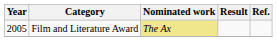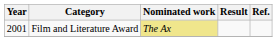(17, 28) 2005 -> (17, 28) 2001
